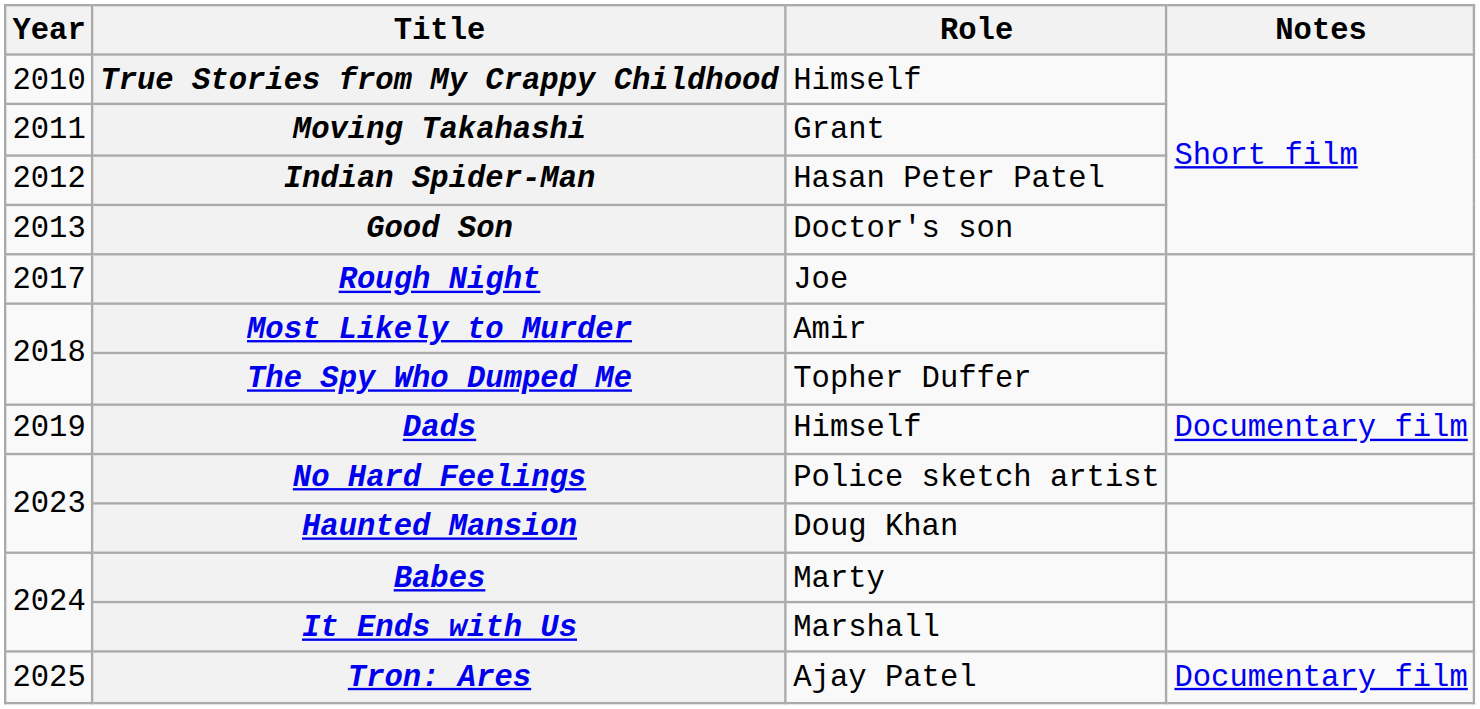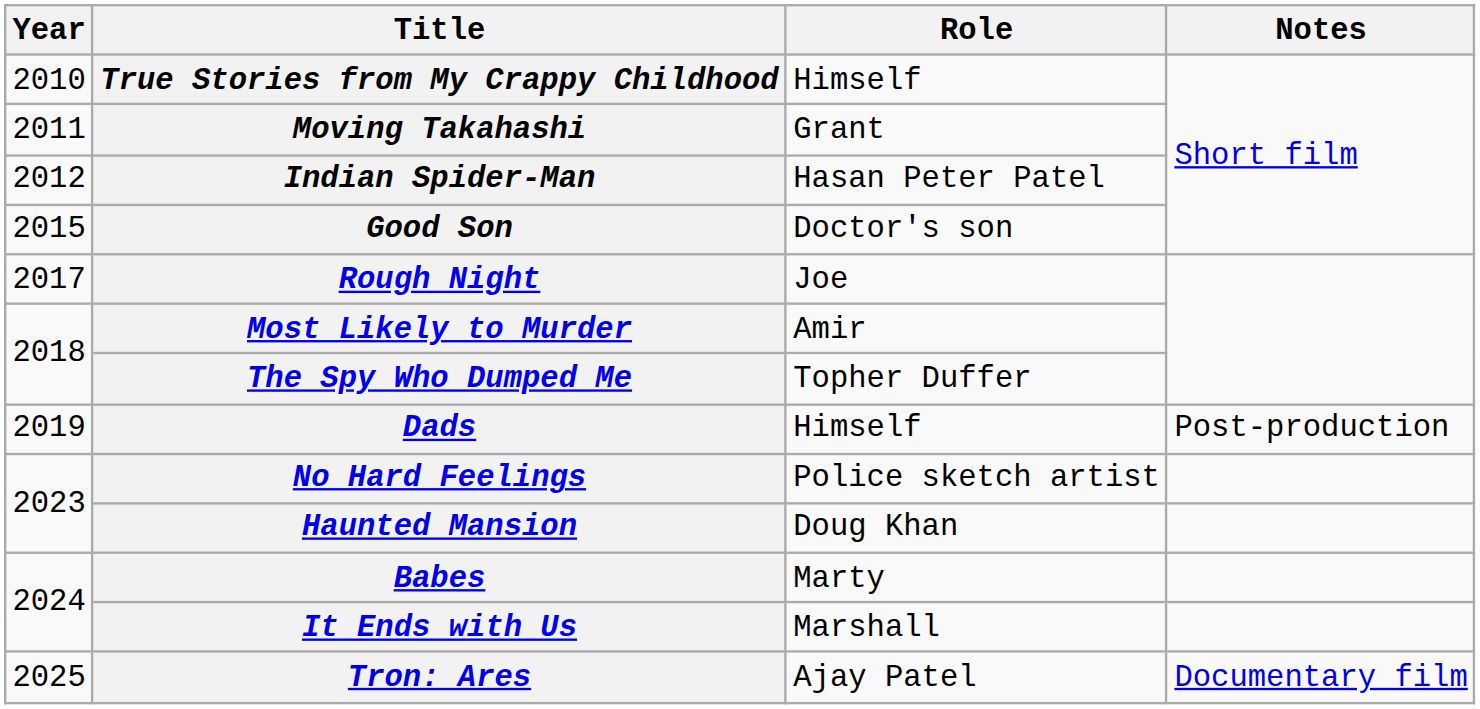(49, 229) 2013 -> (49, 229) 2015
(1321, 428) Documentary film -> (1312, 428) Post-production
